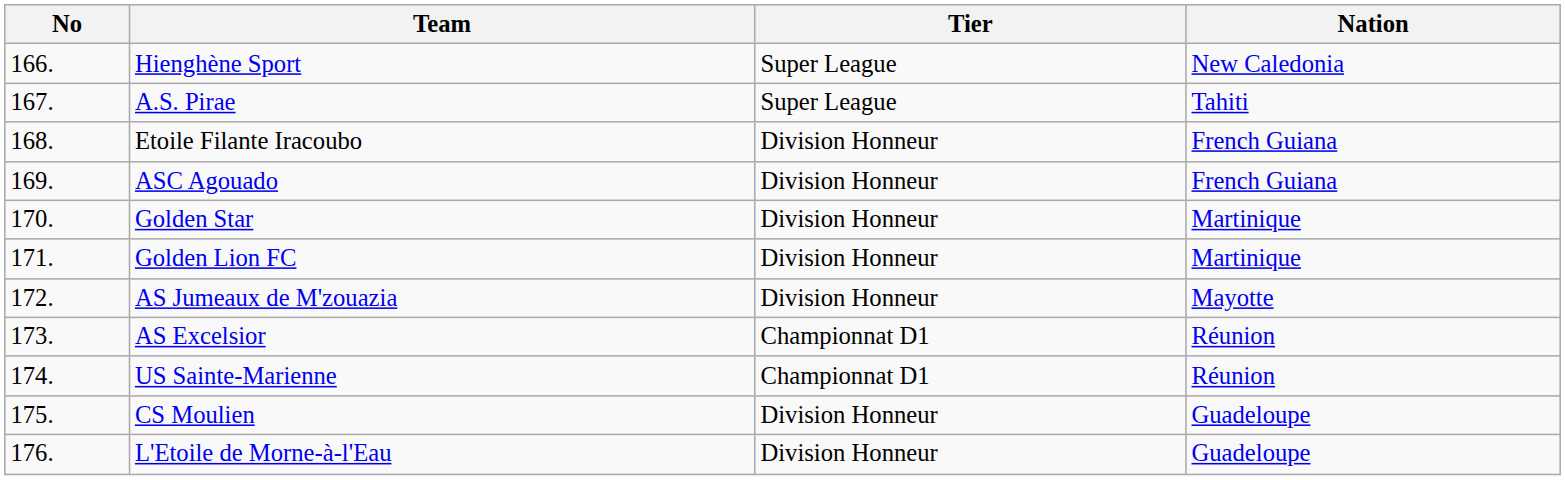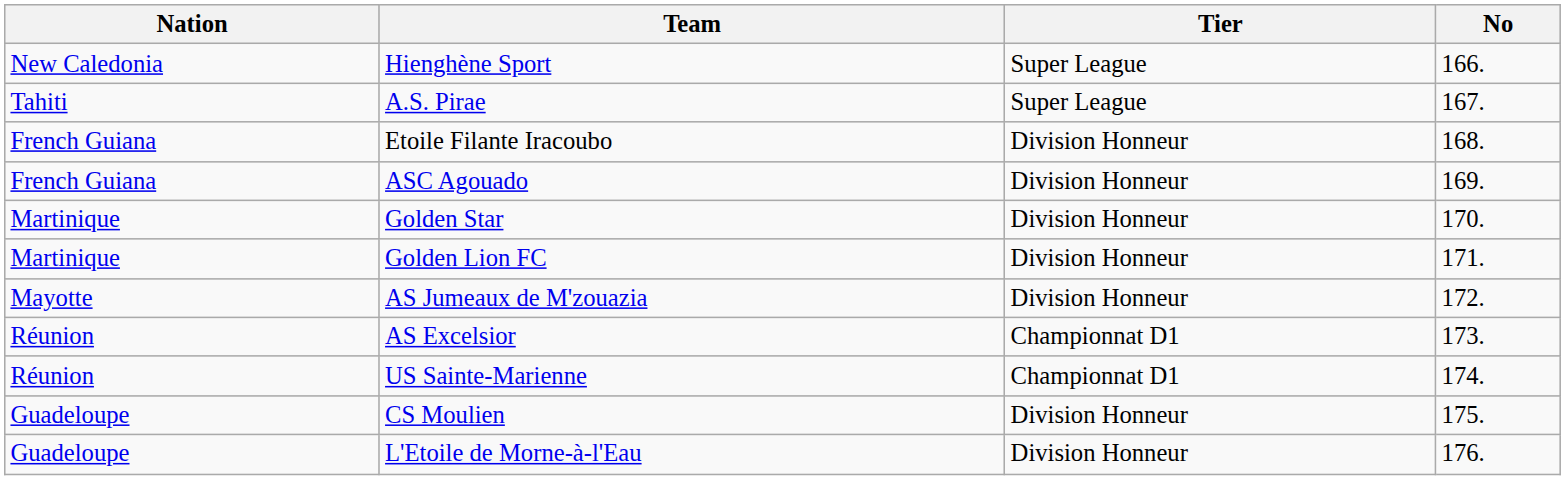columns swapped: (67, 24) <-> (1373, 24)
